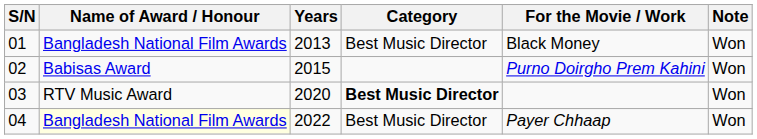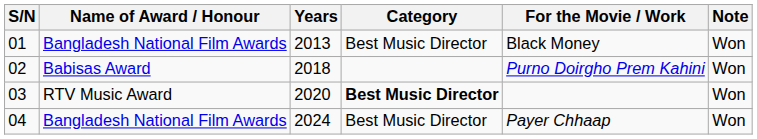(312, 69) 2015 -> (312, 69) 2018
(165, 120) lightyellow background -> (165, 120) no background
(312, 120) 2022 -> (312, 120) 2024
